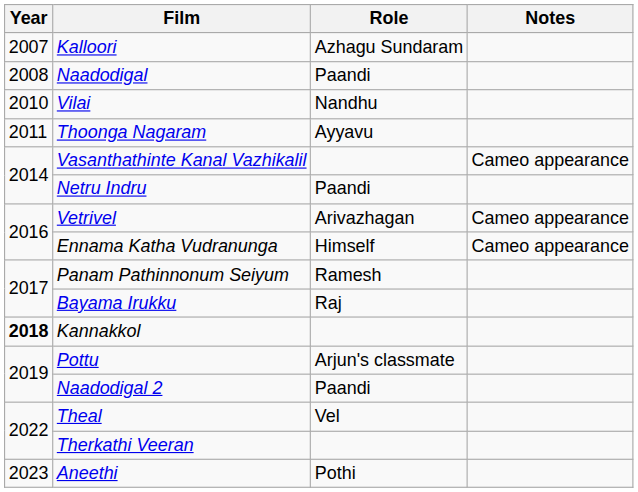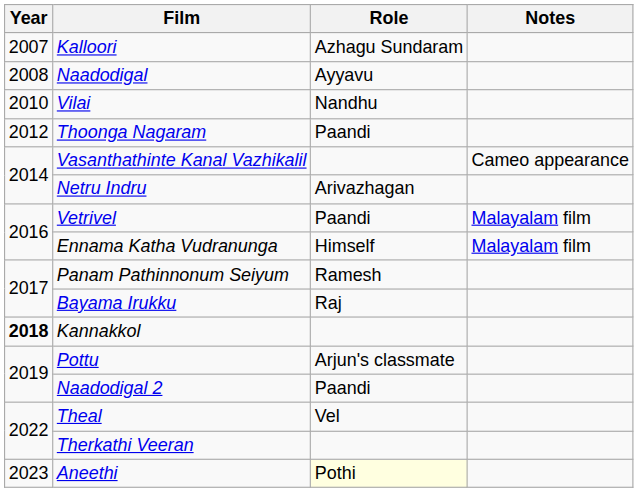(343, 75) Paandi -> (344, 75) Ayyavu
(28, 132) 2011 -> (29, 132) 2012
(344, 132) Ayyavu -> (343, 132) Paandi
(343, 189) Paandi -> (365, 189) Arivazhagan
(365, 217) Arivazhagan -> (343, 217) Paandi
(550, 217) Cameo appearance -> (531, 217) Malayalam film
(550, 246) Cameo appearance -> (531, 246) Malayalam film
(335, 473) no background -> (335, 473) lightyellow background
